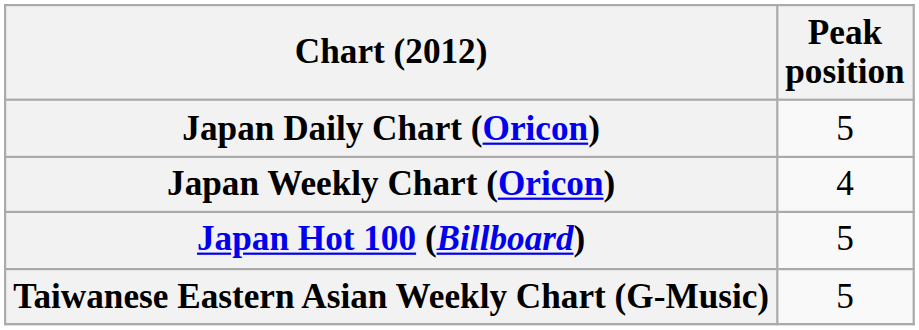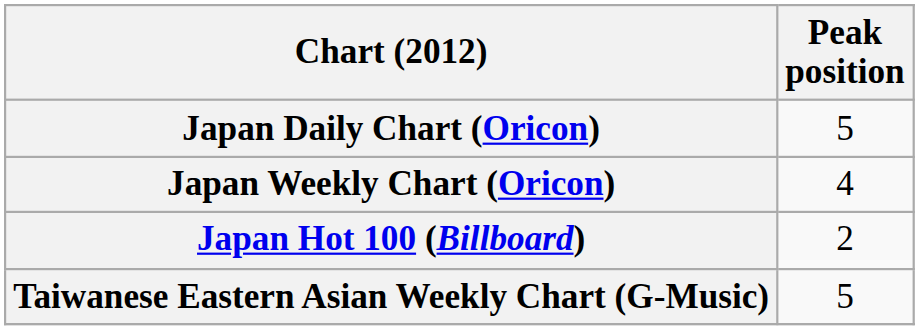(845, 239) 5 -> (845, 239) 2
